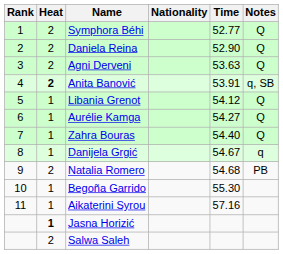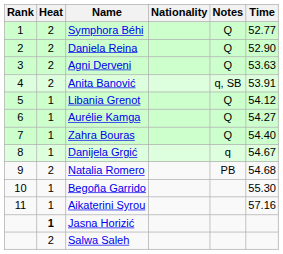columns swapped: (226, 13) <-> (261, 13)
(51, 83) bold -> (51, 83) normal
